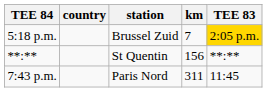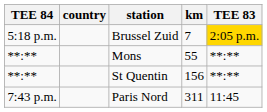+ row: (127, 55)
